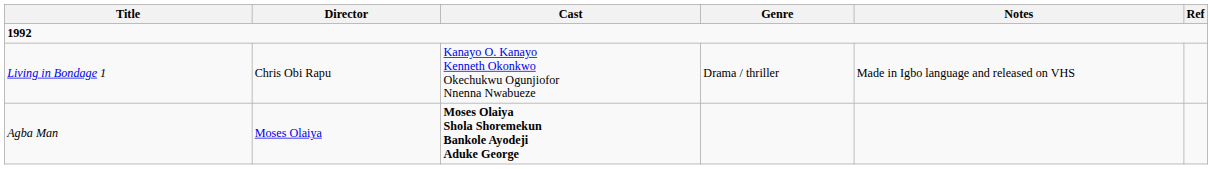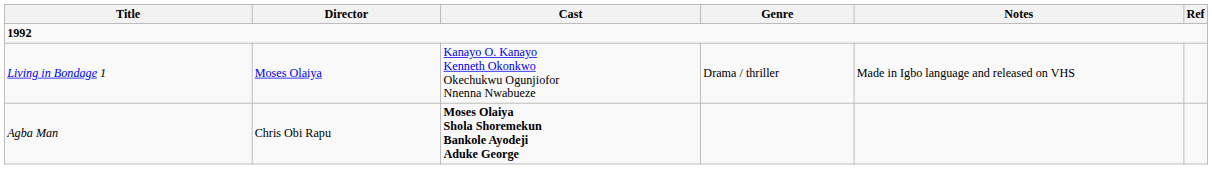(293, 73) Chris Obi Rapu -> (288, 73) Moses Olaiya
(288, 133) Moses Olaiya -> (293, 133) Chris Obi Rapu
